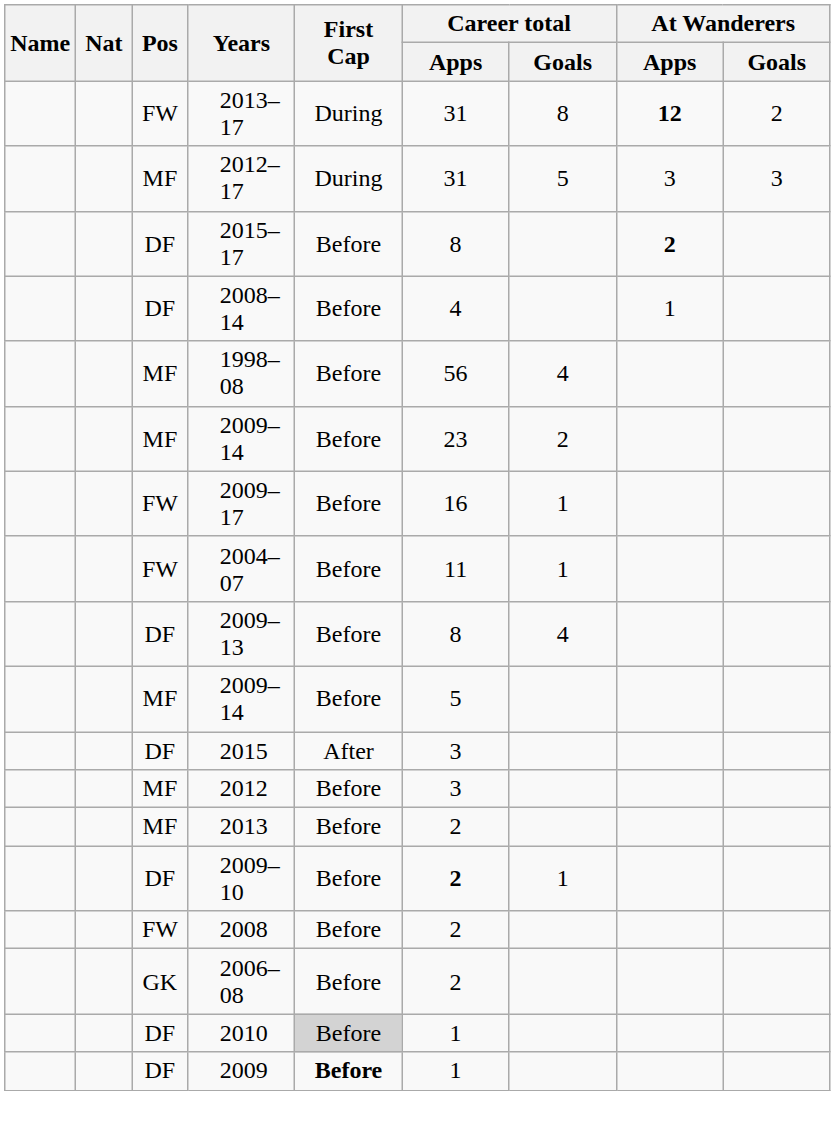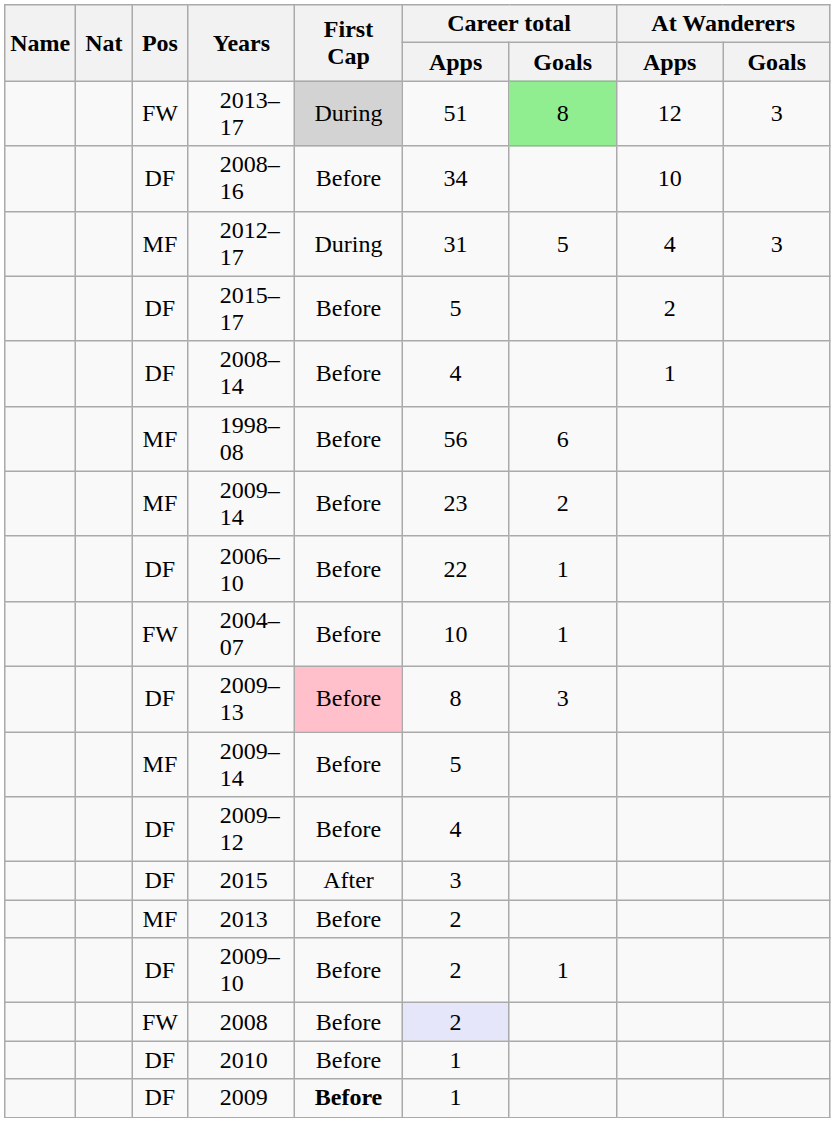(348, 113) no background -> (348, 113) lightgrey background
(456, 113) 31 -> (456, 113) 51
(563, 113) no background -> (563, 113) lightgreen background
(670, 113) bold -> (670, 113) normal
(777, 113) 2 -> (777, 113) 3
+ row: (160, 178)
(670, 178) 3 -> (670, 243) 4
(456, 243) 8 -> (456, 308) 5
(670, 243) bold -> (670, 308) normal
(563, 373) 4 -> (563, 438) 6
+ row: (160, 568)
- row: (160, 503)
(456, 568) 11 -> (456, 633) 10
(349, 633) no background -> (349, 698) pink background
(563, 633) 4 -> (563, 698) 3
+ row: (160, 828)
- row: (160, 788)
(456, 877) bold -> (456, 970) normal
(456, 929) no background -> (456, 1021) lavender background
- row: (160, 981)
(349, 1032) lightgrey background -> (349, 1059) no background
